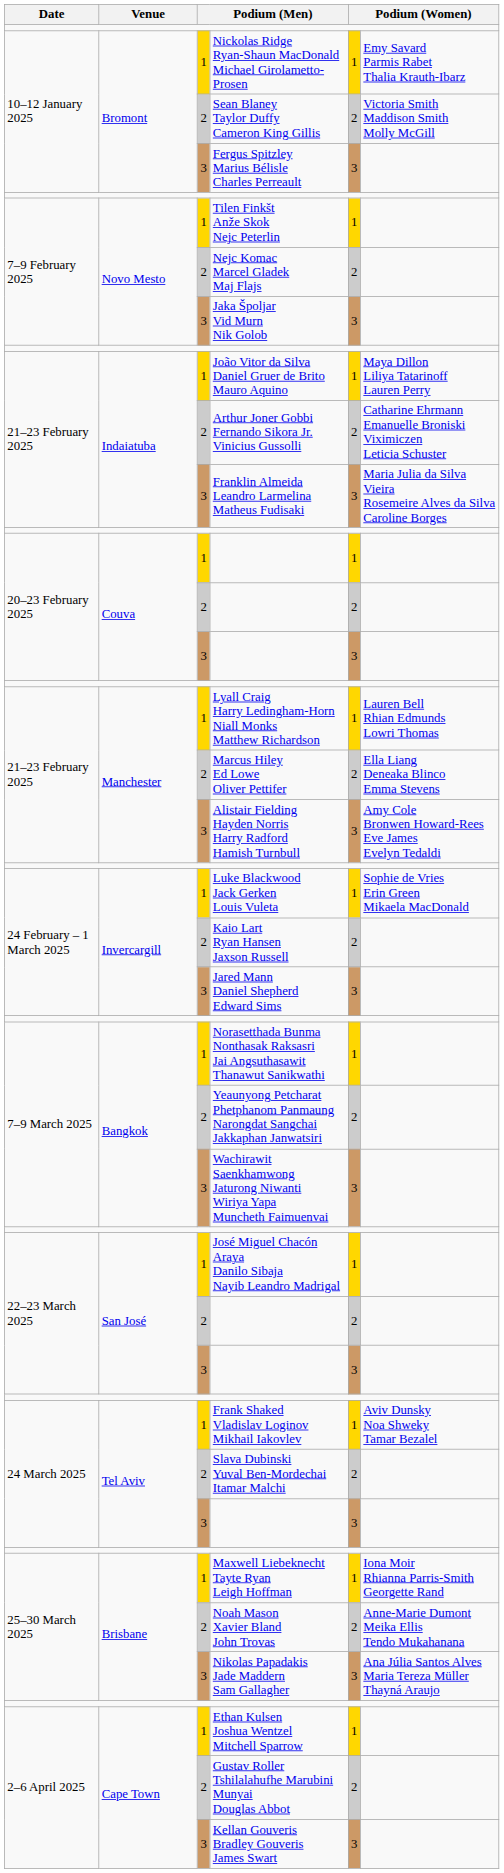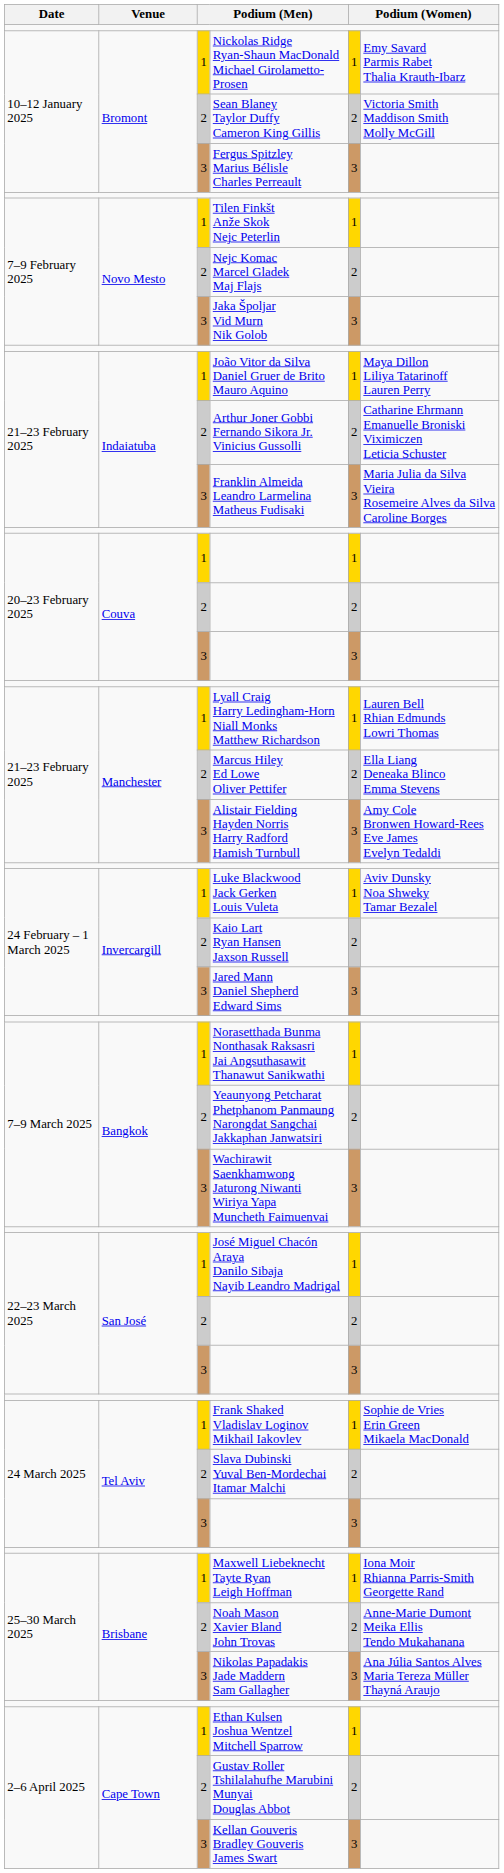(416, 893) Sophie de Vries Erin Green Mikaela MacDonald -> (400, 893) Aviv Dunsky Noa Shweky Tamar Bezalel
(400, 1424) Aviv Dunsky Noa Shweky Tamar Bezalel -> (416, 1424) Sophie de Vries Erin Green Mikaela MacDonald
